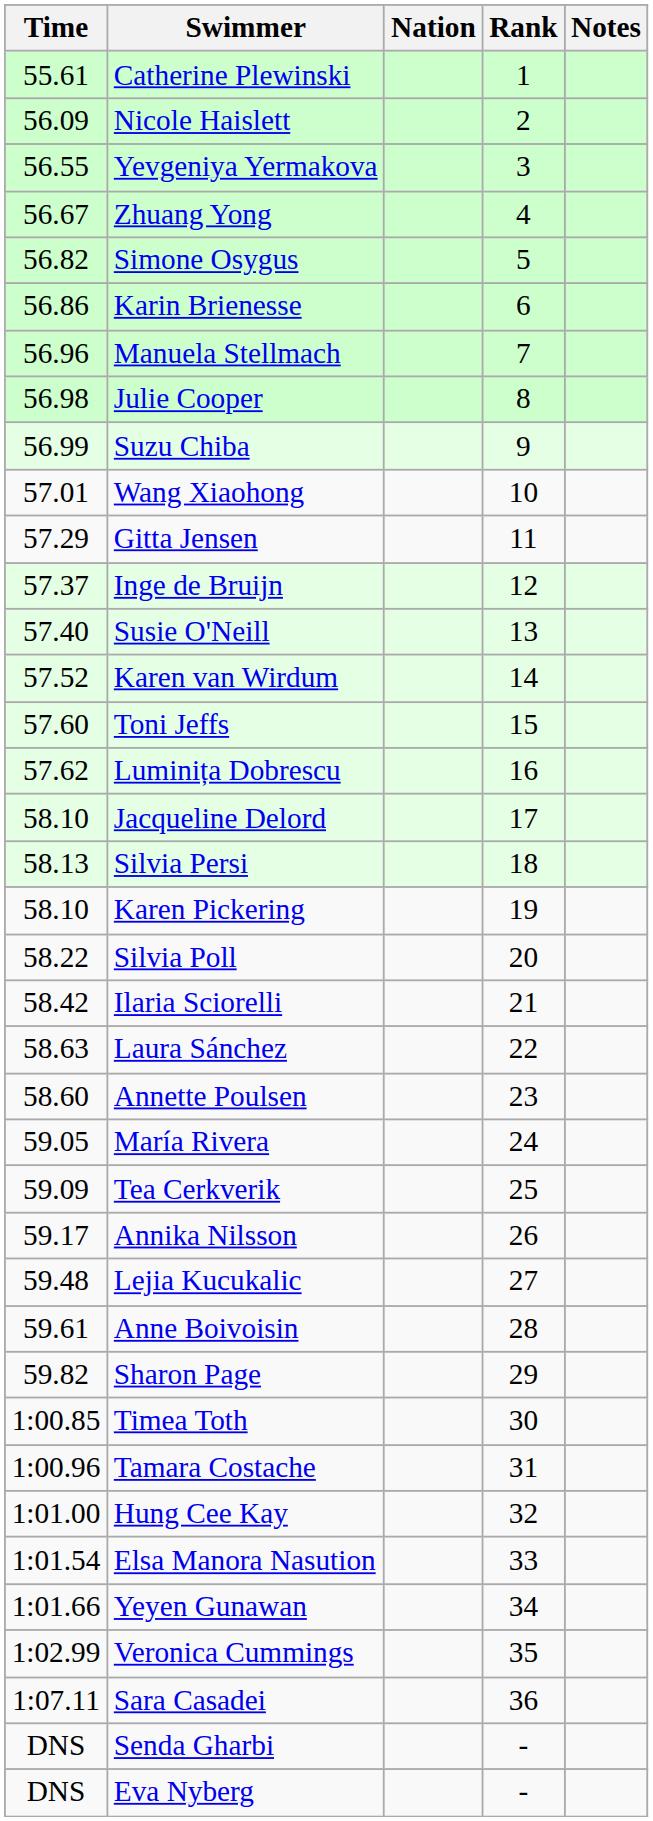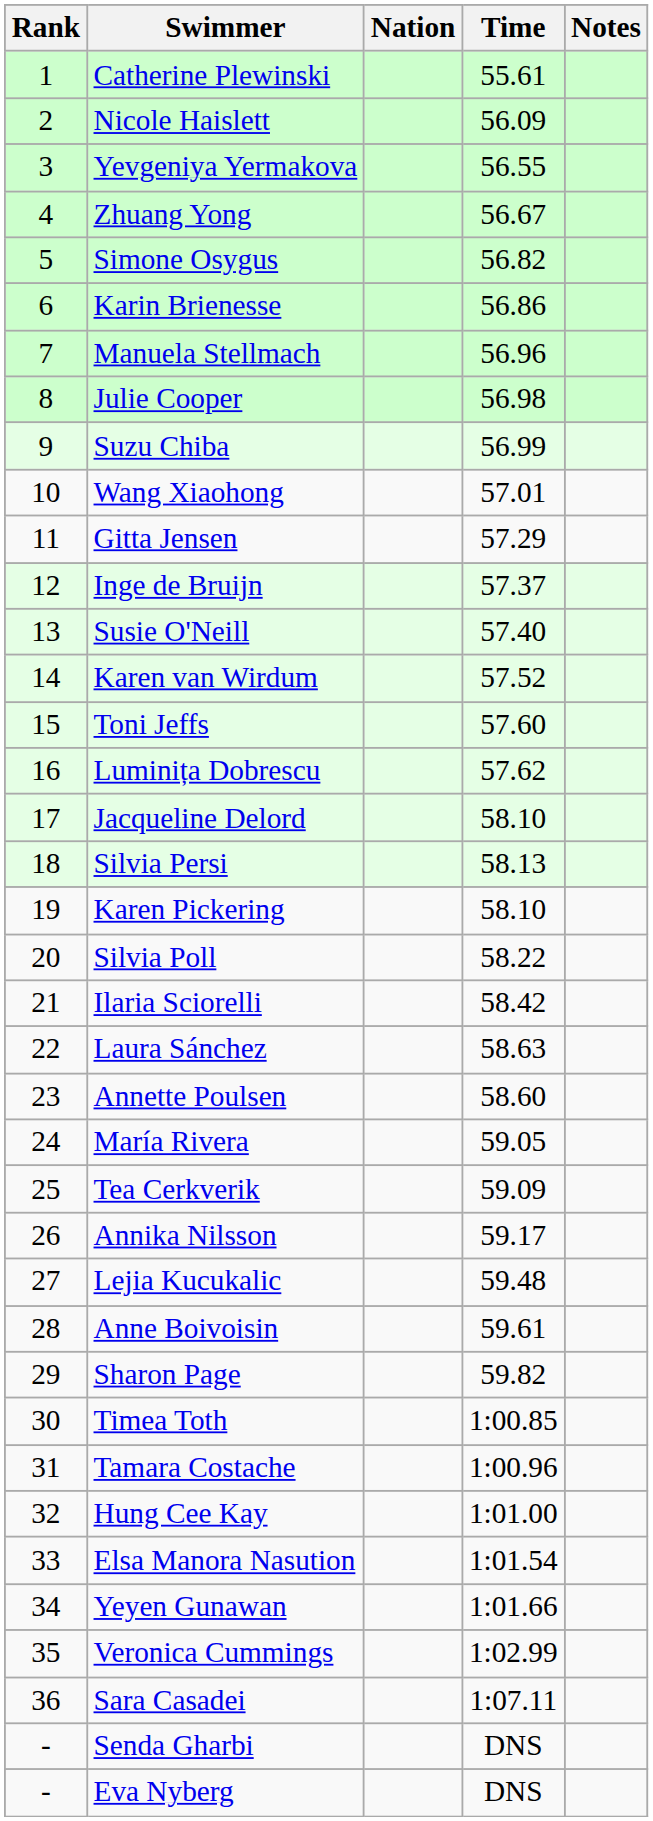columns swapped: (523, 27) <-> (56, 27)
